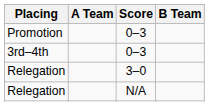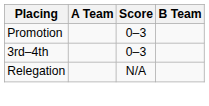- row: (36, 71)
